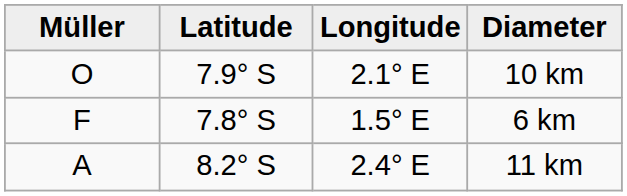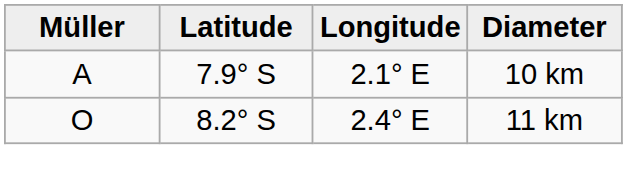(82, 73) O -> (82, 73) A
- row: (544, 119)
(82, 166) A -> (82, 119) O
